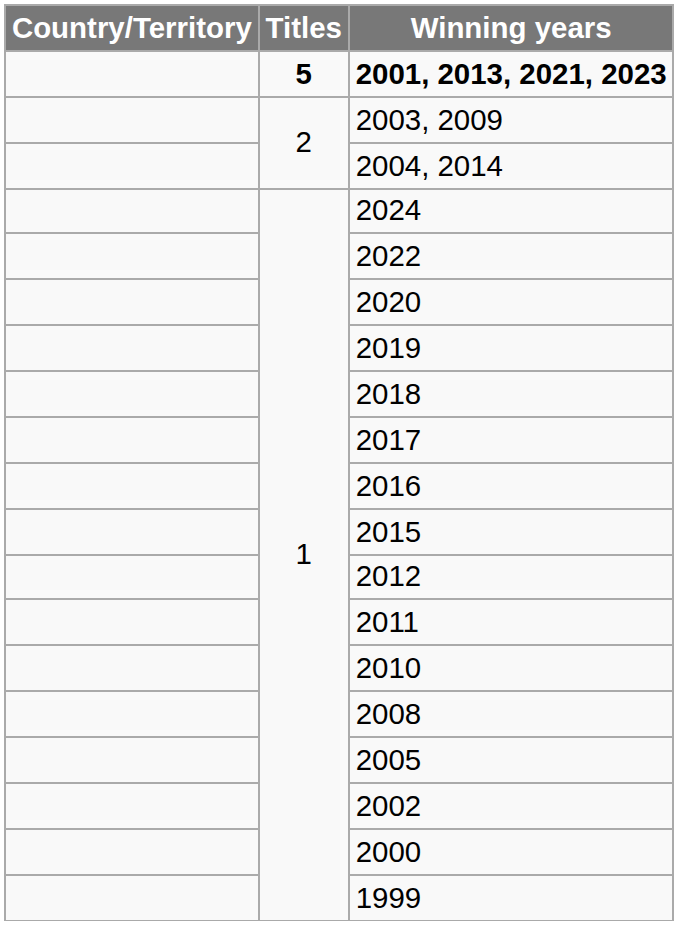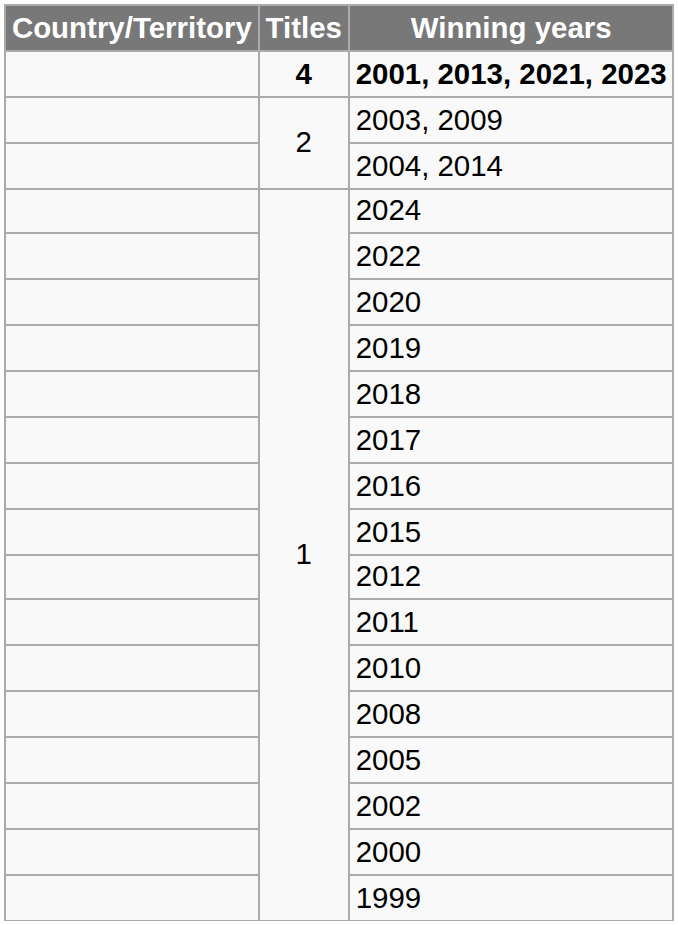(304, 73) 5 -> (304, 73) 4
